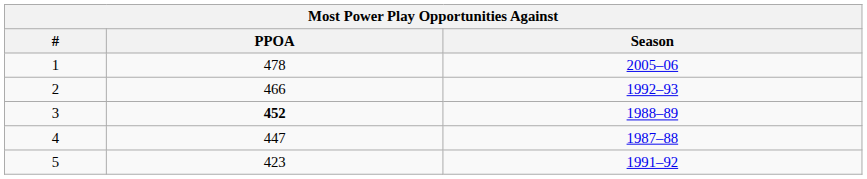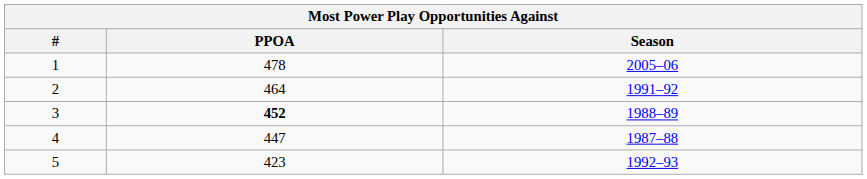(275, 89) 466 -> (275, 89) 464
(652, 89) 1992–93 -> (652, 89) 1991–92
(652, 162) 1991–92 -> (652, 162) 1992–93
